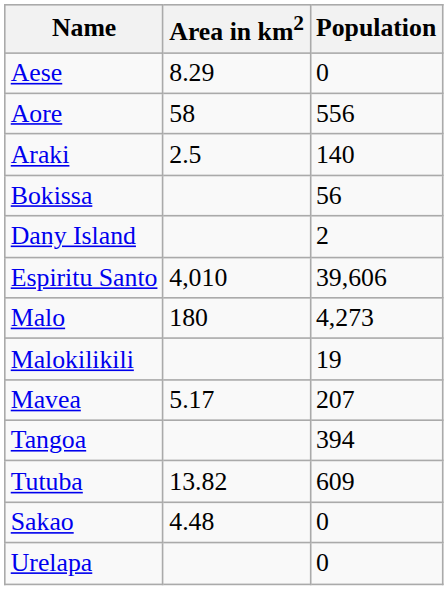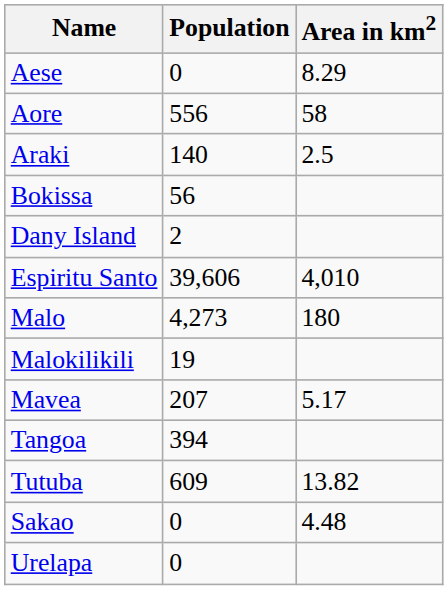columns swapped: (376, 28) <-> (237, 28)
